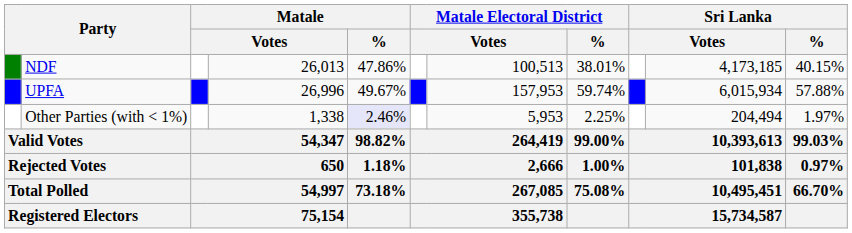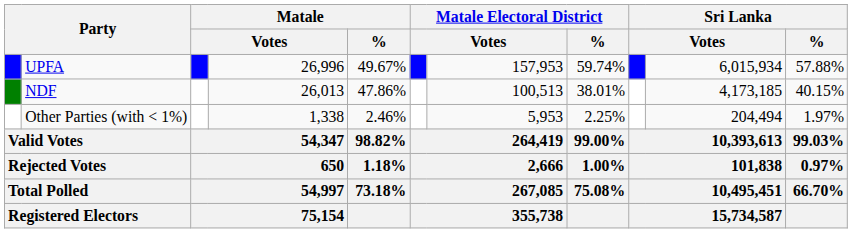rows swapped: (45, 91) <-> (41, 66)
(386, 116) lavender background -> (386, 116) no background
